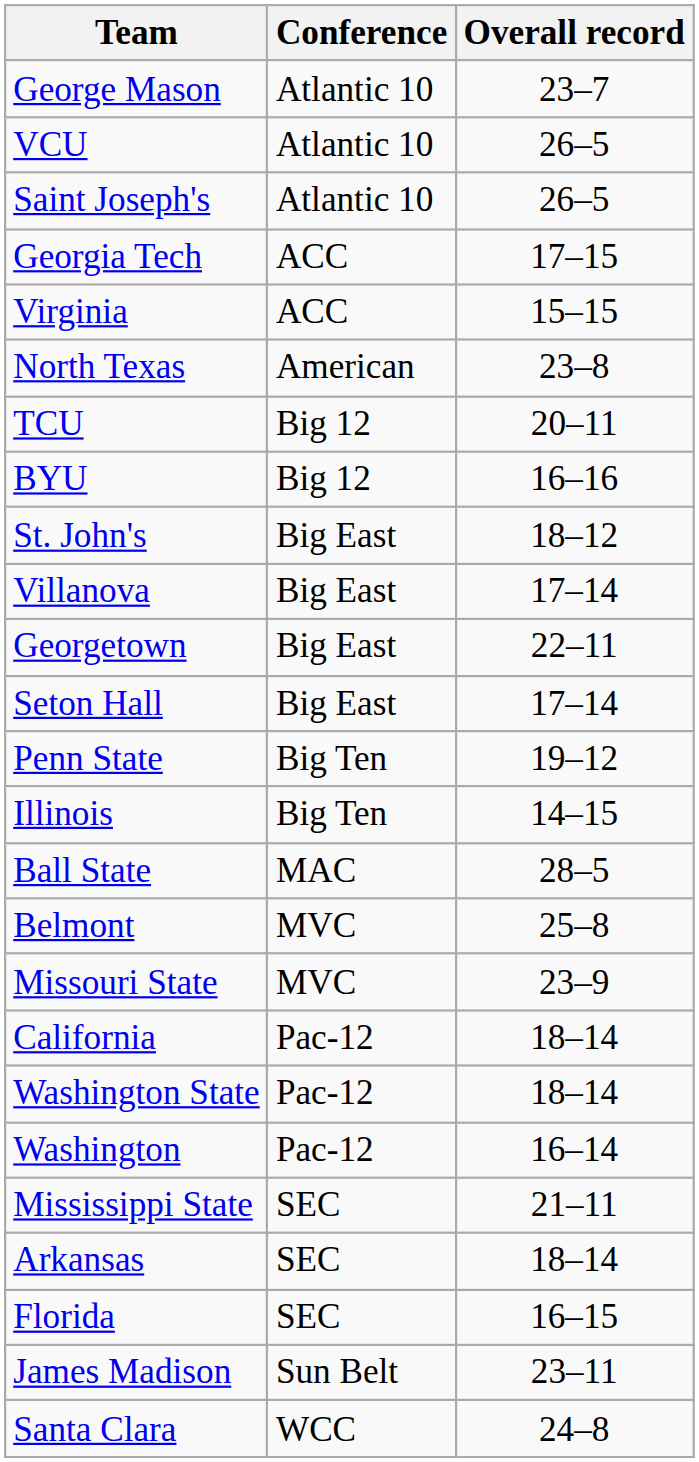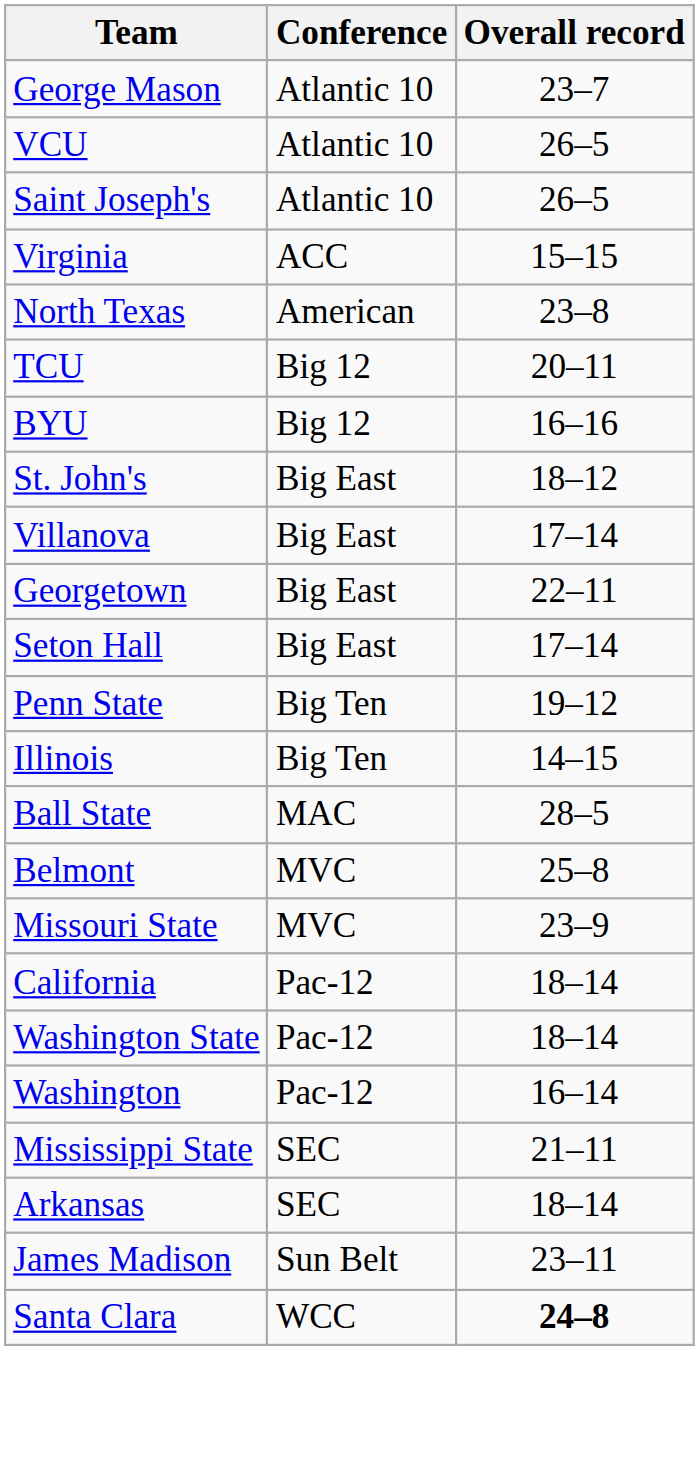- row: (108, 255)
- row: (64, 1316)
(574, 1428) normal -> (574, 1316) bold
